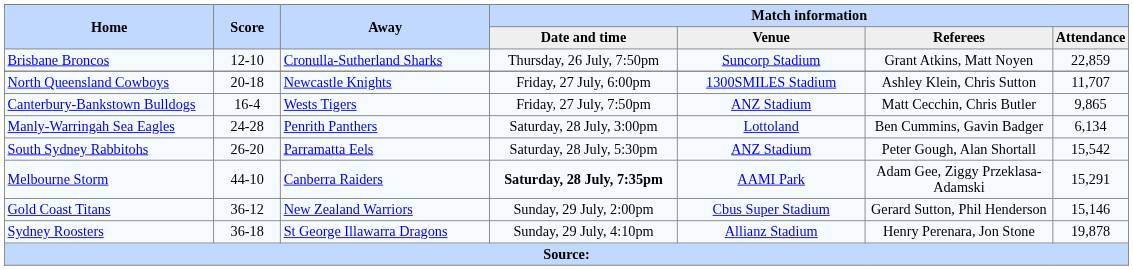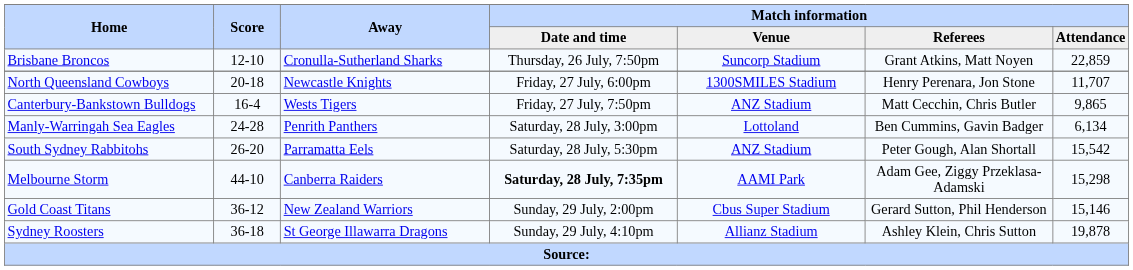(959, 82) Ashley Klein, Chris Sutton -> (959, 82) Henry Perenara, Jon Stone
(1091, 179) 15,291 -> (1091, 179) 15,298
(959, 231) Henry Perenara, Jon Stone -> (959, 231) Ashley Klein, Chris Sutton
